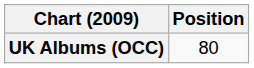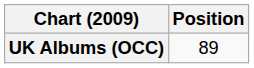(209, 47) 80 -> (209, 47) 89
